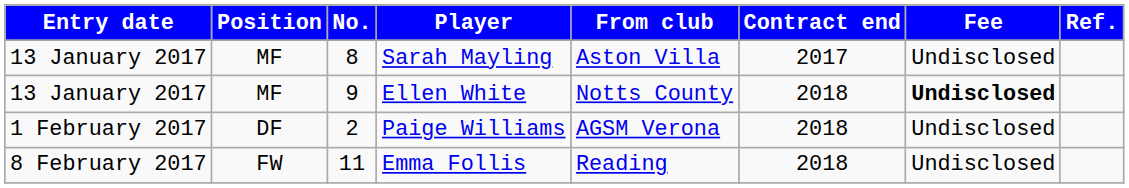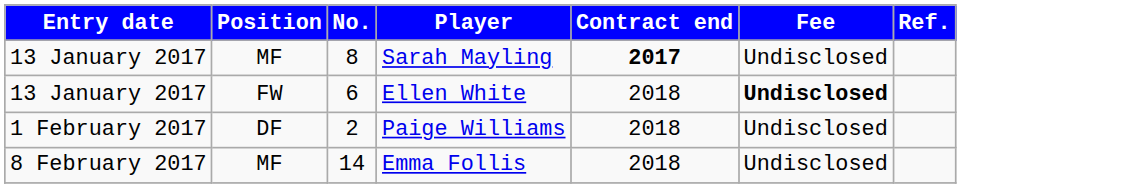- column: (655, 23)
(822, 58) normal -> (655, 58) bold
(269, 94) MF -> (269, 94) FW
(352, 94) 9 -> (352, 94) 6
(269, 165) FW -> (269, 165) MF
(352, 165) 11 -> (352, 165) 14
